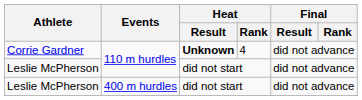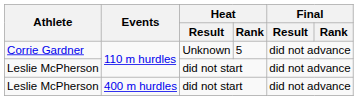(208, 50) bold -> (206, 50) normal
(243, 50) 4 -> (239, 50) 5
